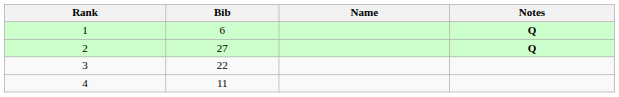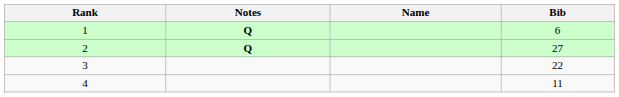columns swapped: (222, 13) <-> (532, 13)
